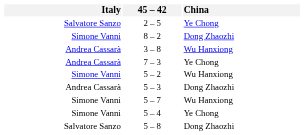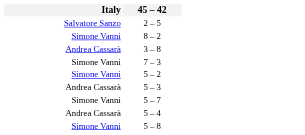- column: (196, 10)
(93, 62) Andrea Cassarà -> (96, 62) Simone Vanni
(96, 113) Simone Vanni -> (93, 113) Andrea Cassarà
(92, 126) Salvatore Sanzo -> (96, 126) Simone Vanni
